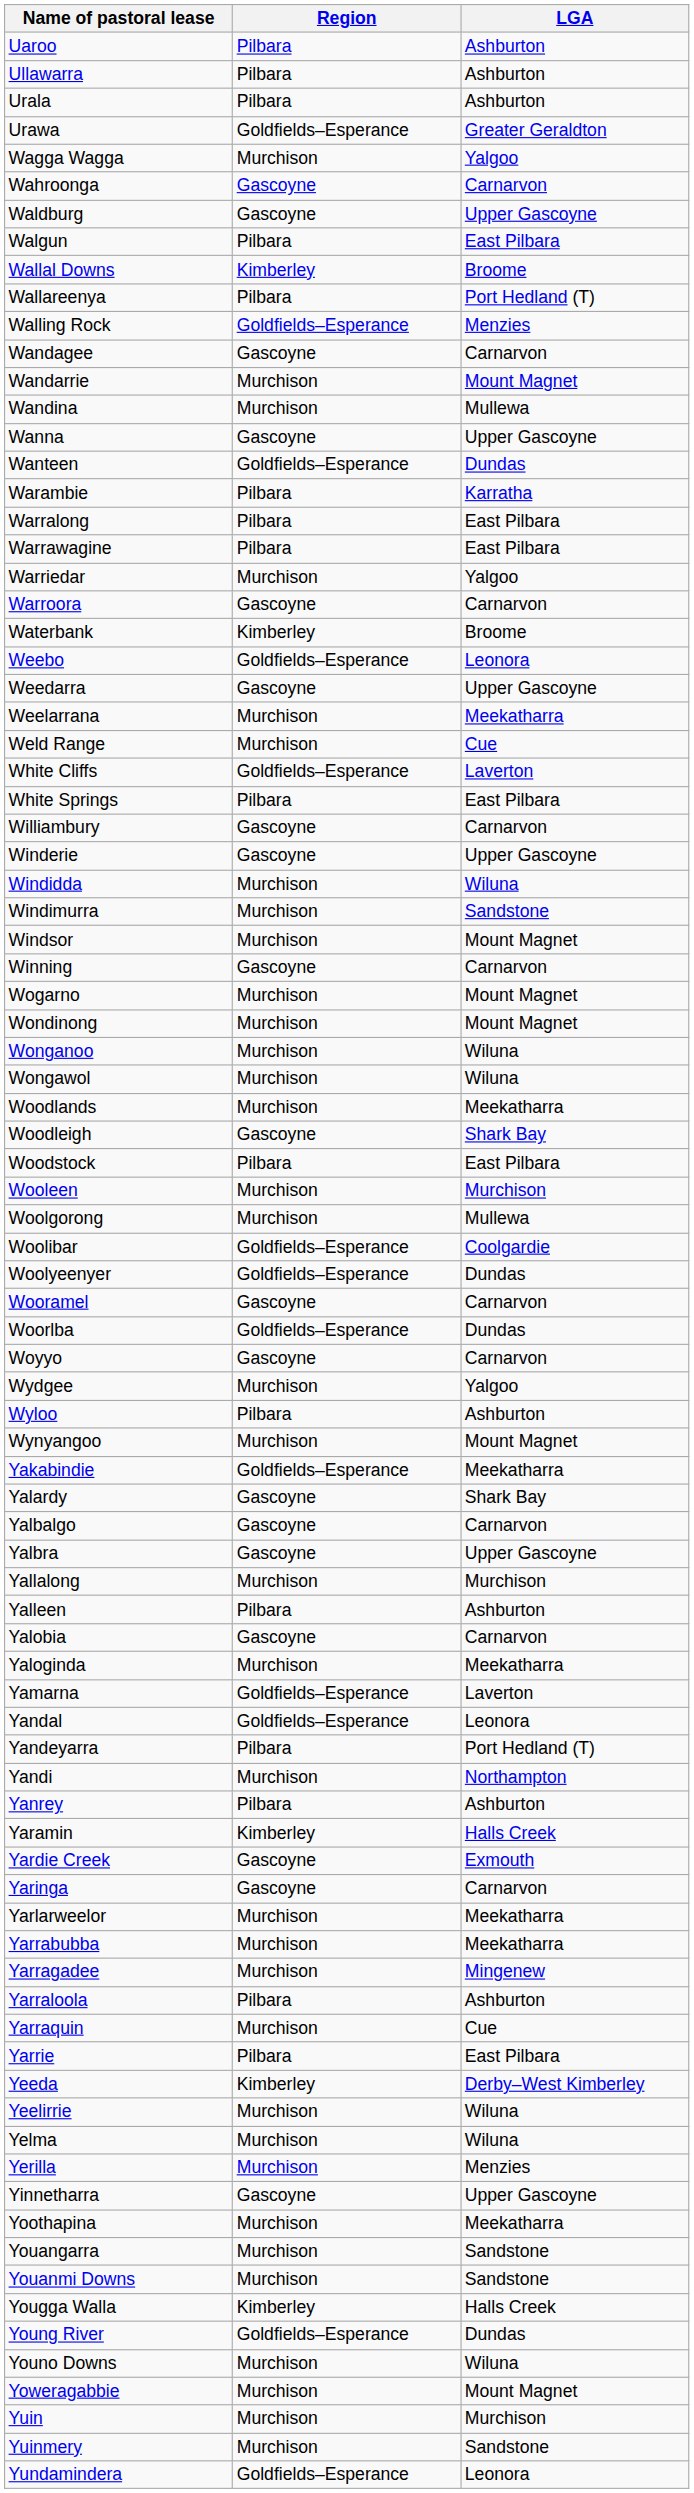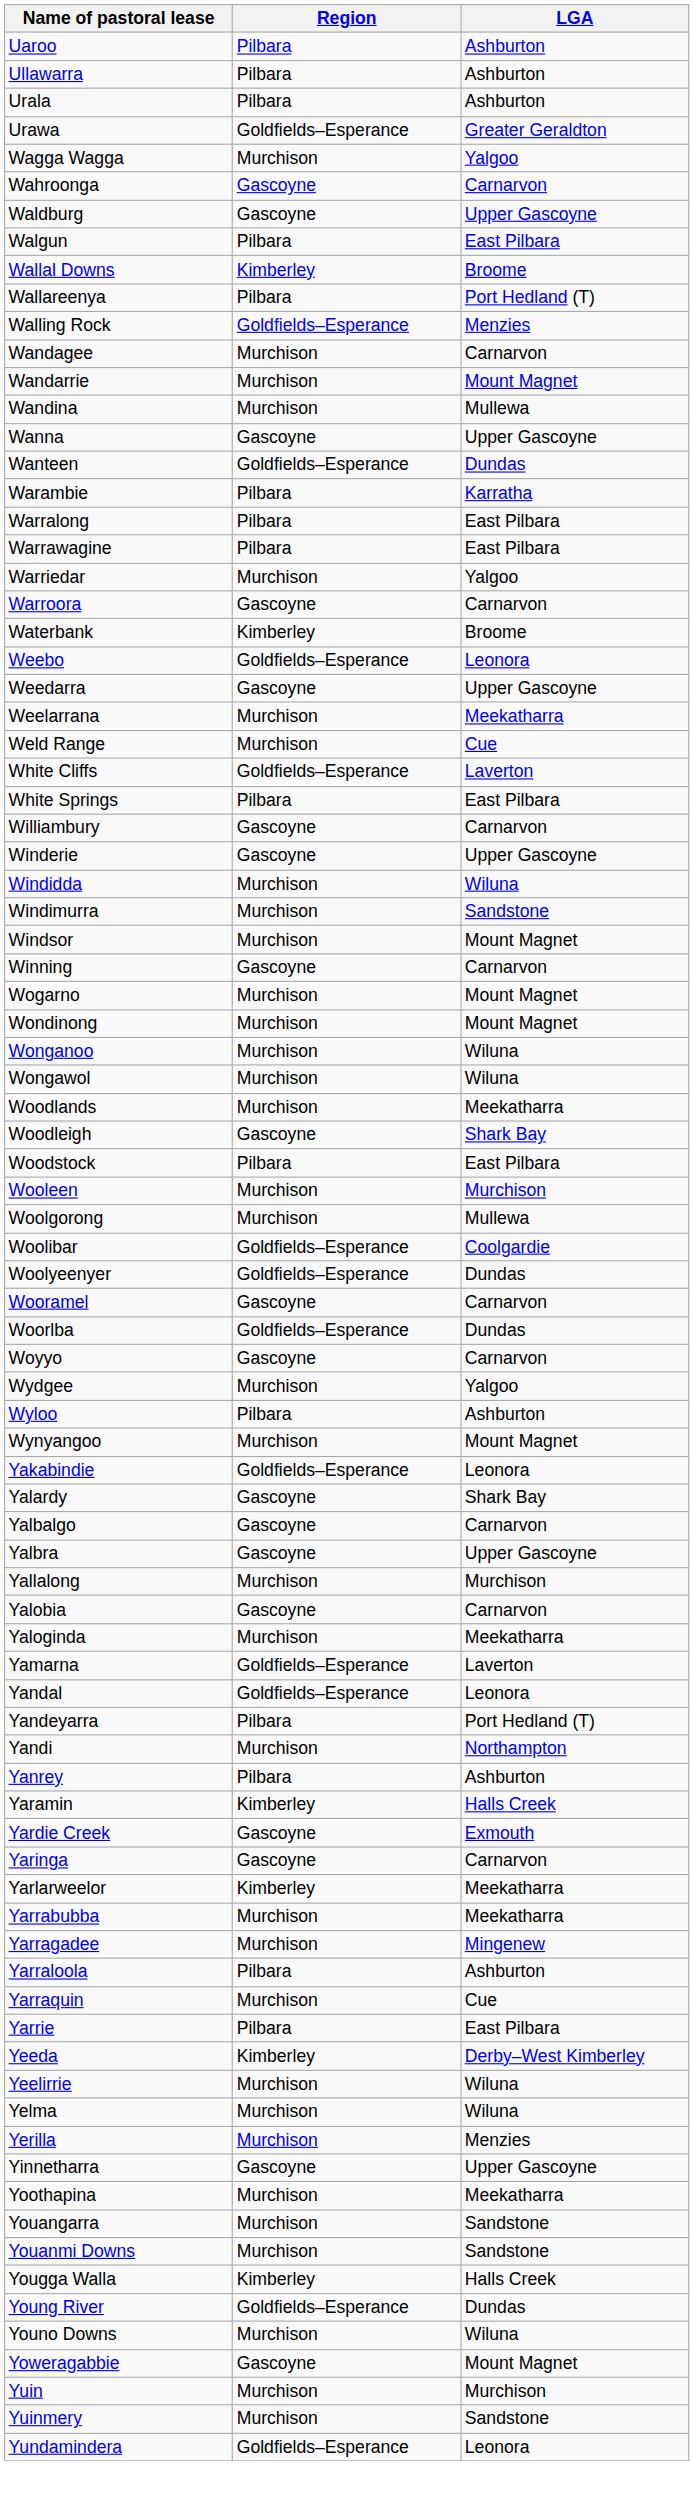(276, 353) Gascoyne -> (277, 353) Murchison
(514, 1469) Meekatharra -> (497, 1469) Leonora
- row: (37, 1609)
(277, 1916) Murchison -> (276, 1888) Kimberley
(277, 2391) Murchison -> (276, 2363) Gascoyne
